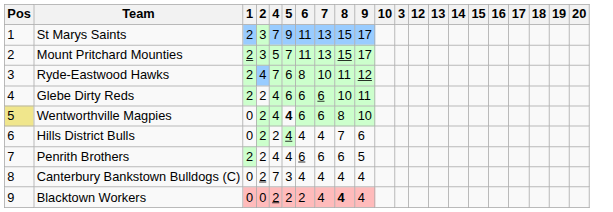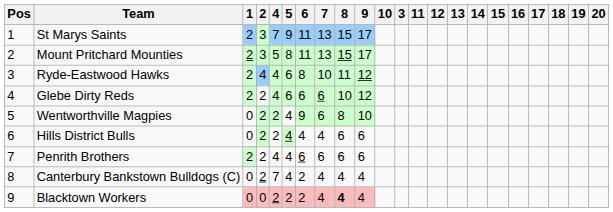+ column: (418, 14)
(289, 55) 7 -> (289, 55) 8
(276, 75) 7 -> (276, 75) 4
(364, 95) 11 -> (365, 95) 12
(11, 116) khaki background -> (11, 116) no background
(276, 116) 4 -> (276, 116) 2
(289, 116) bold -> (289, 116) normal
(302, 116) 6 -> (302, 116) 9
(341, 136) 7 -> (341, 136) 6
(361, 156) 5 -> (361, 156) 6
(289, 177) 3 -> (289, 177) 4
(302, 177) 4 -> (302, 177) 2
